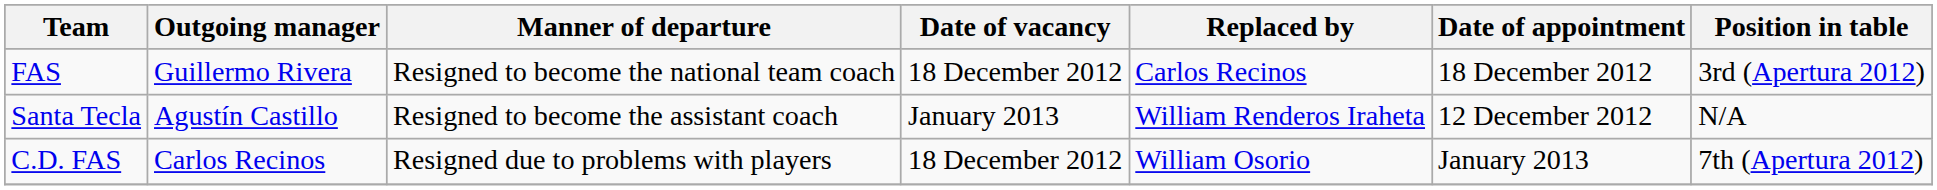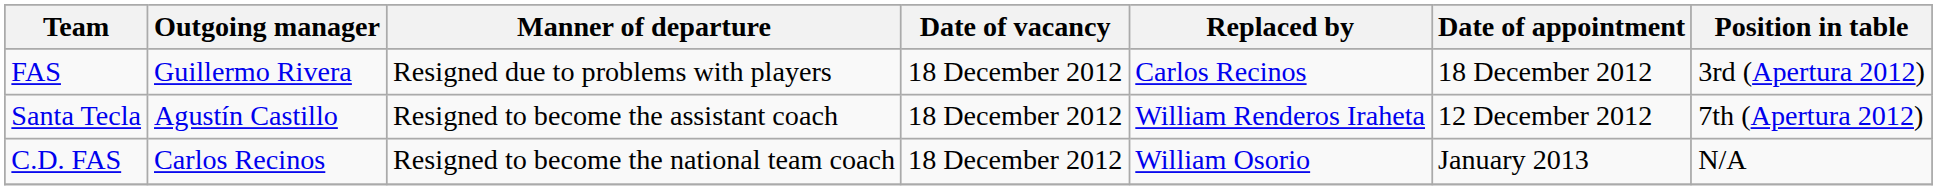(644, 71) Resigned to become the national team coach -> (612, 71) Resigned due to problems with players
(984, 116) January 2013 -> (1015, 116) 18 December 2012
(1722, 116) N/A -> (1811, 116) 7th (Apertura 2012)
(612, 160) Resigned due to problems with players -> (644, 160) Resigned to become the national team coach
(1811, 160) 7th (Apertura 2012) -> (1722, 160) N/A
